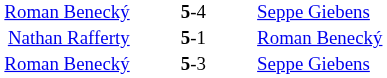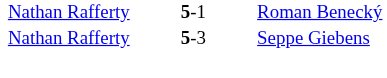- row: (193, 11)
(67, 63) Roman Benecký -> (69, 37) Nathan Rafferty
